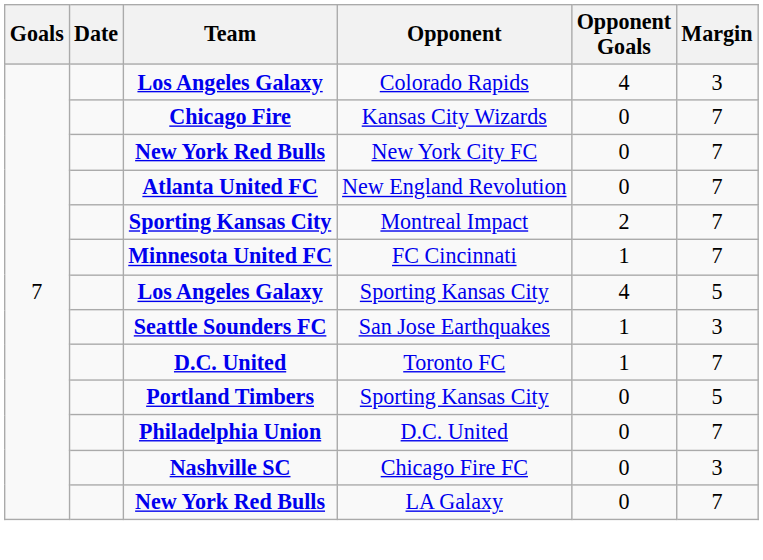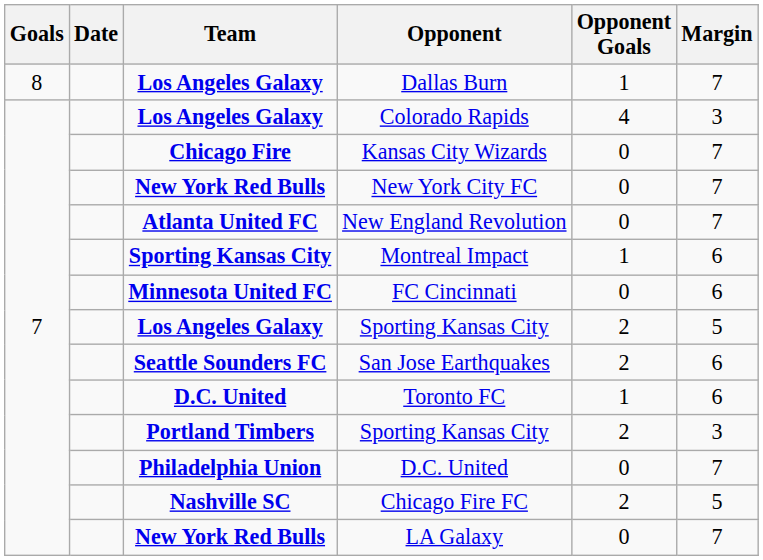+ row: (230, 81)
(624, 221) 2 -> (624, 256) 1
(717, 221) 7 -> (717, 256) 6
(624, 256) 1 -> (624, 291) 0
(717, 256) 7 -> (717, 291) 6
(624, 291) 4 -> (624, 326) 2
(624, 326) 1 -> (624, 362) 2
(717, 326) 3 -> (717, 362) 6
(717, 362) 7 -> (717, 397) 6
(624, 397) 0 -> (624, 432) 2
(717, 397) 5 -> (717, 432) 3
(624, 467) 0 -> (624, 502) 2
(717, 467) 3 -> (717, 502) 5
